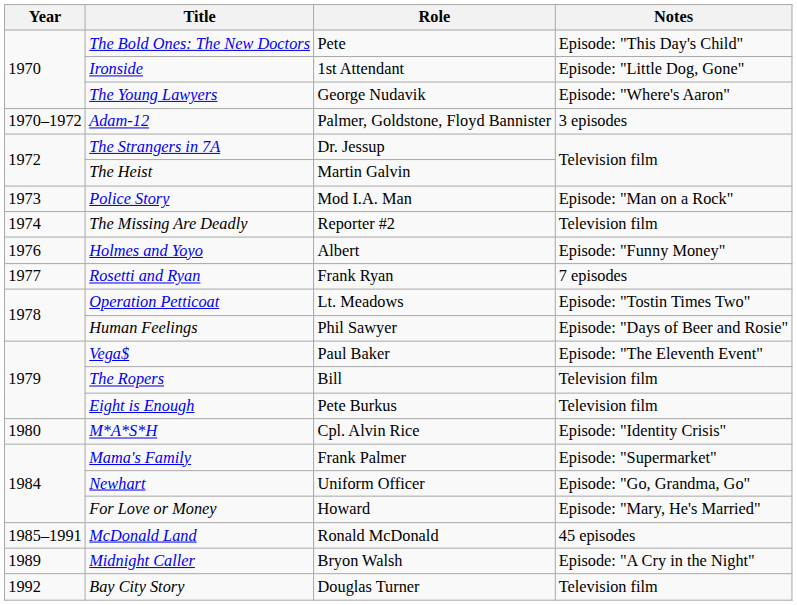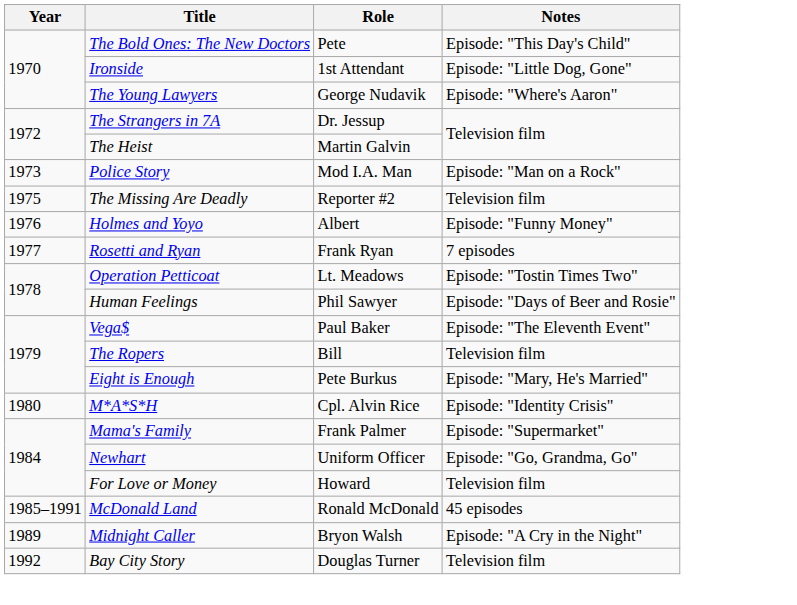- row: (119, 120)
(25, 224) 1974 -> (25, 198) 1975
(608, 405) Television film -> (547, 379) Episode: "Mary, He's Married"
(660, 509) Episode: "Mary, He's Married" -> (496, 483) Television film
